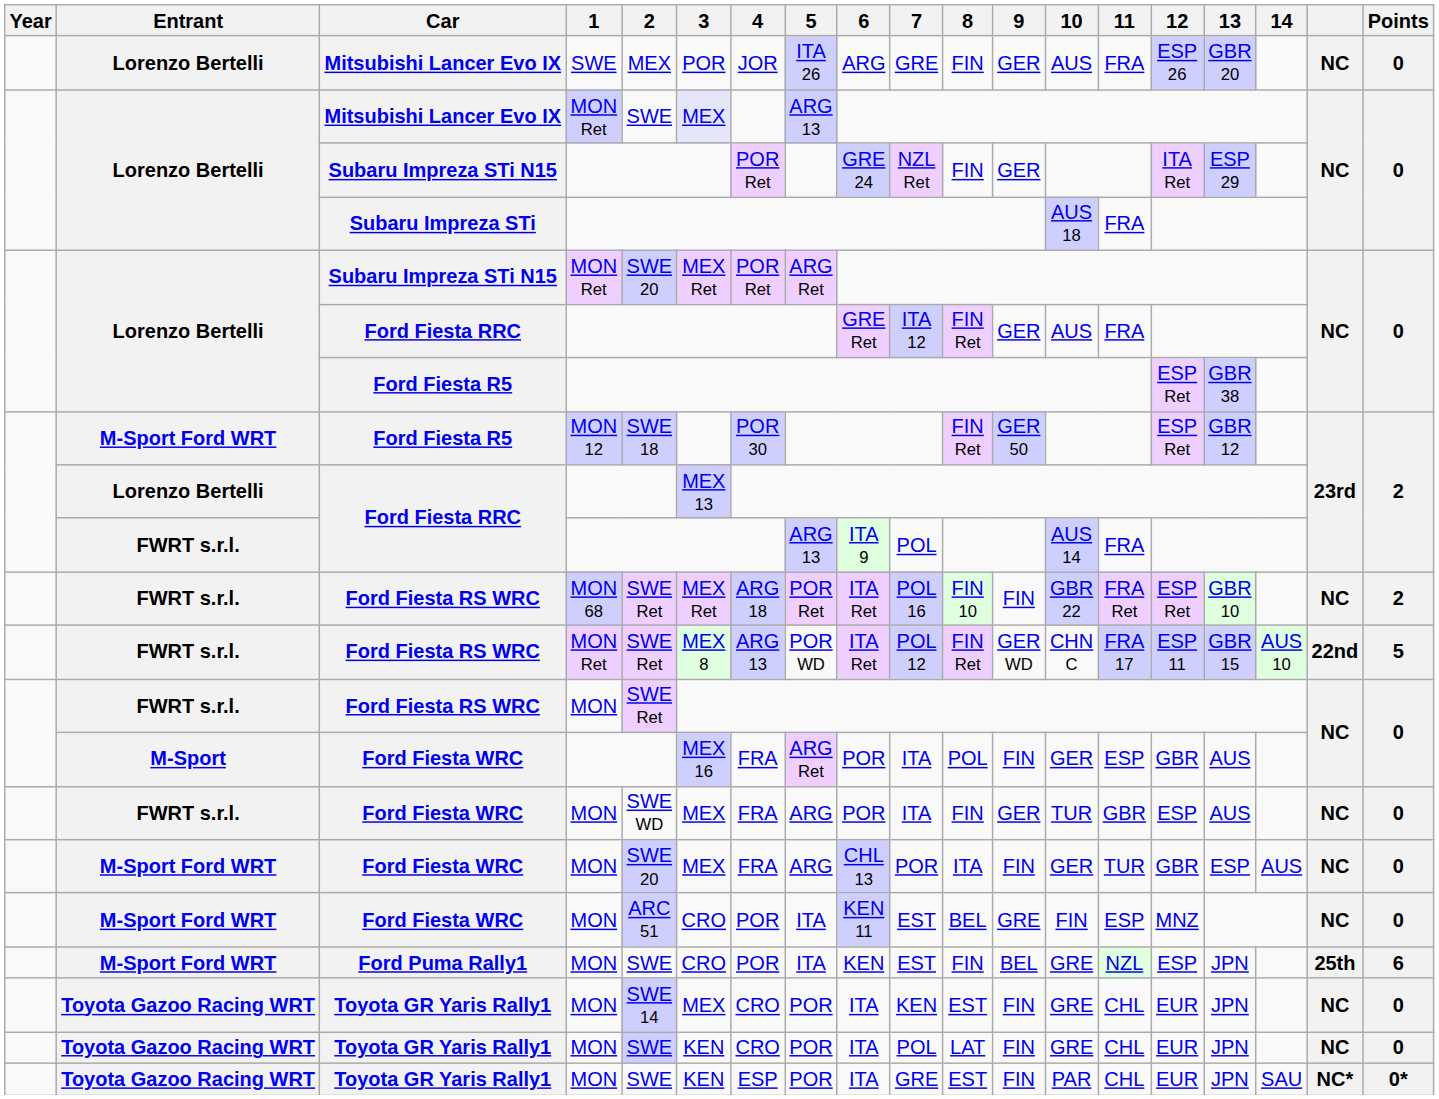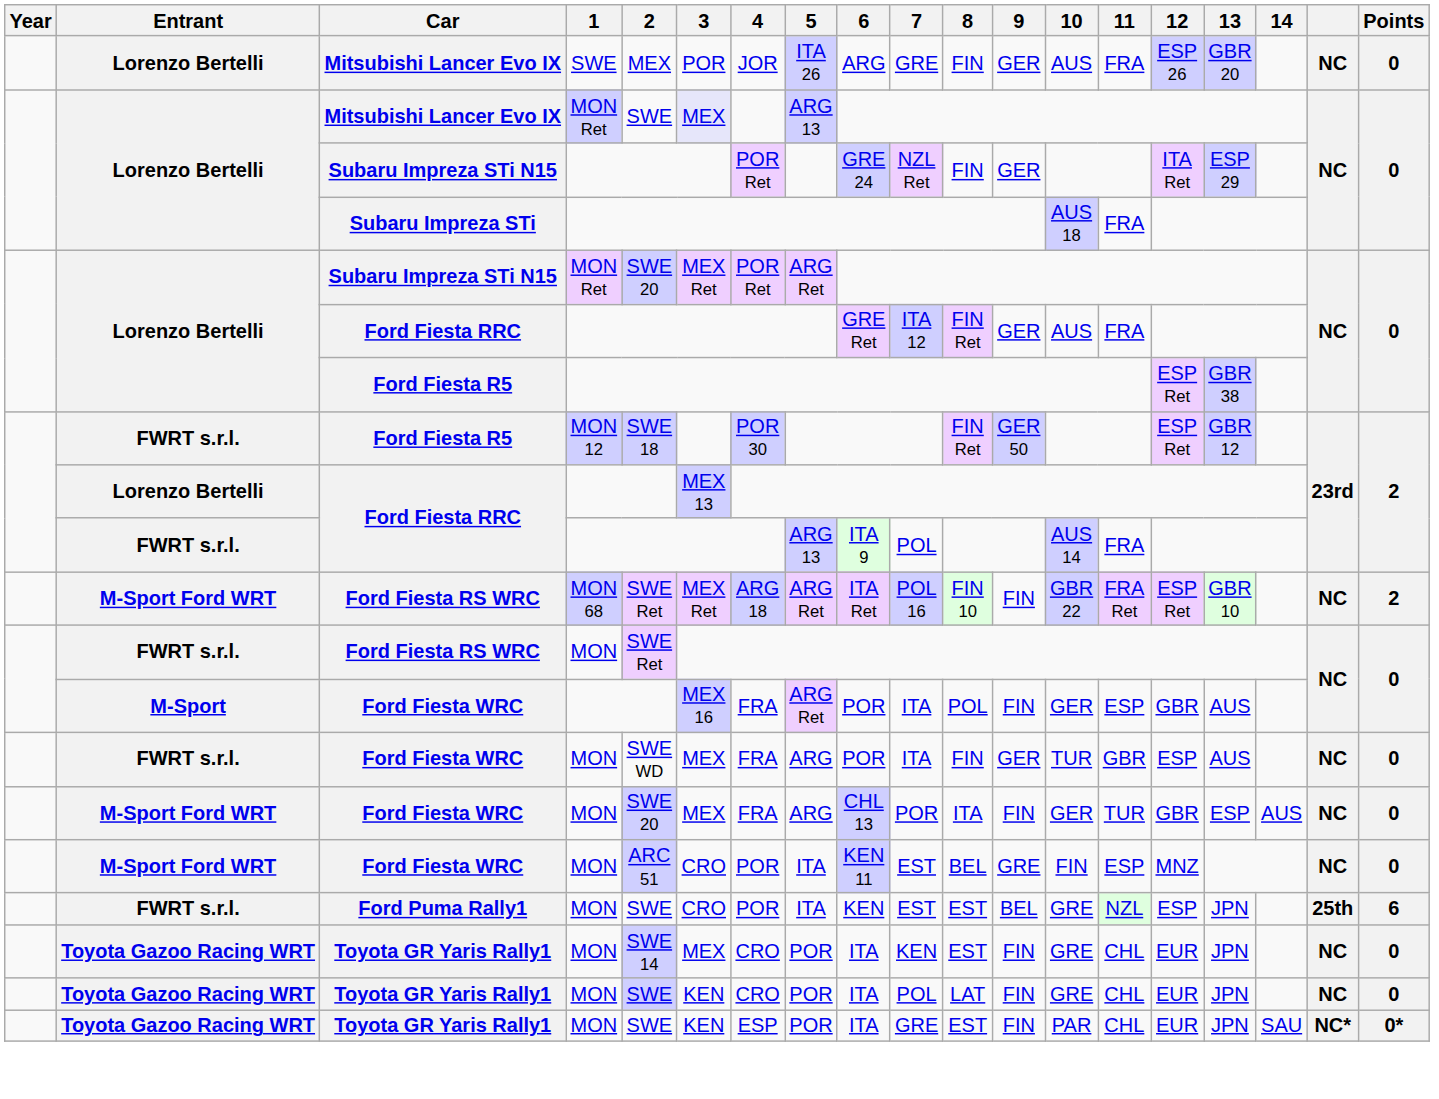(188, 438) M-Sport Ford WRT -> (188, 438) FWRT s.r.l.
(188, 598) FWRT s.r.l. -> (188, 598) M-Sport Ford WRT
(811, 598) POR Ret -> (811, 598) ARG Ret
- row: (443, 652)
(188, 962) M-Sport Ford WRT -> (188, 909) FWRT s.r.l.
(968, 962) FIN -> (968, 909) EST
